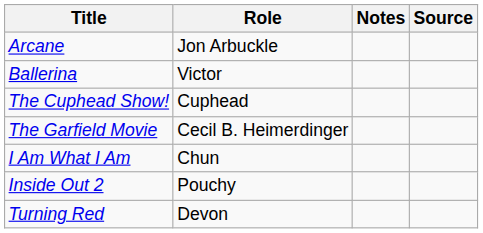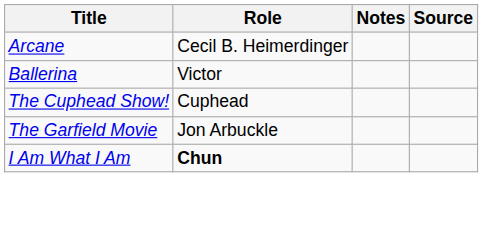(228, 46) Jon Arbuckle -> (263, 46) Cecil B. Heimerdinger
(263, 130) Cecil B. Heimerdinger -> (228, 130) Jon Arbuckle
(198, 158) normal -> (200, 158) bold
- row: (56, 185)
- row: (56, 213)
